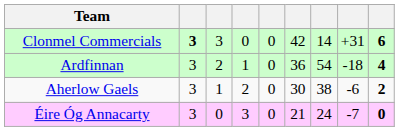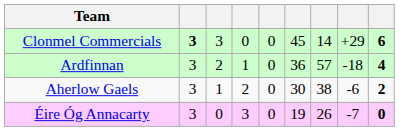(298, 41) 42 -> (298, 41) 45
(353, 41) +31 -> (353, 41) +29
(324, 65) 54 -> (324, 65) 57
(298, 114) 21 -> (298, 114) 19
(324, 114) 24 -> (324, 114) 26
